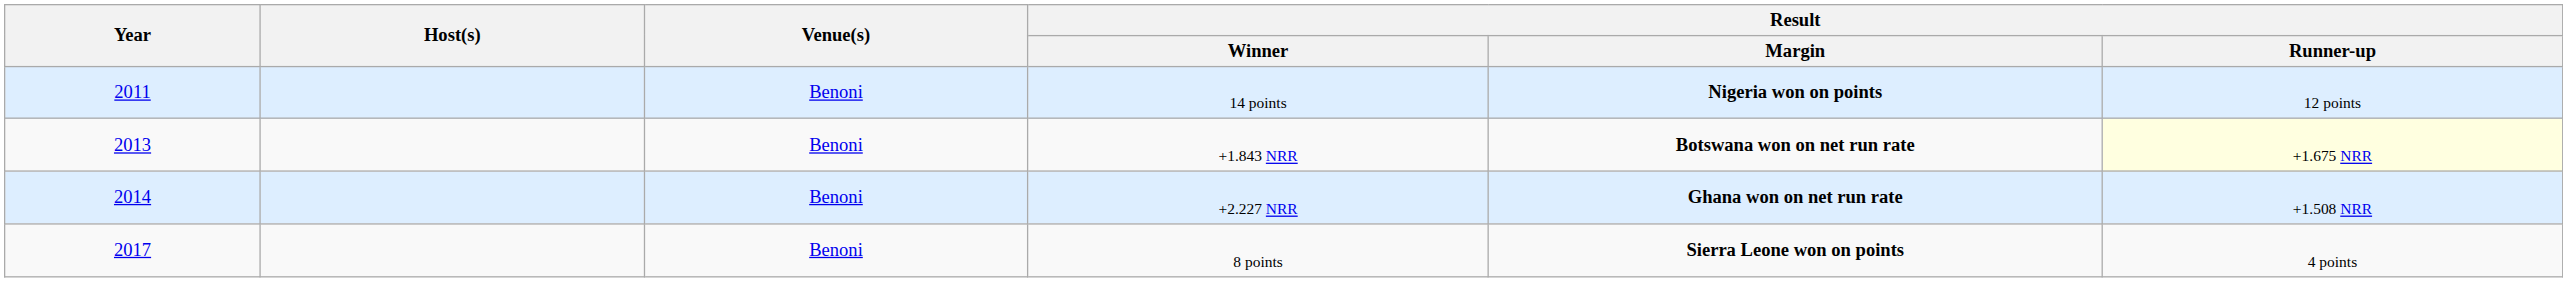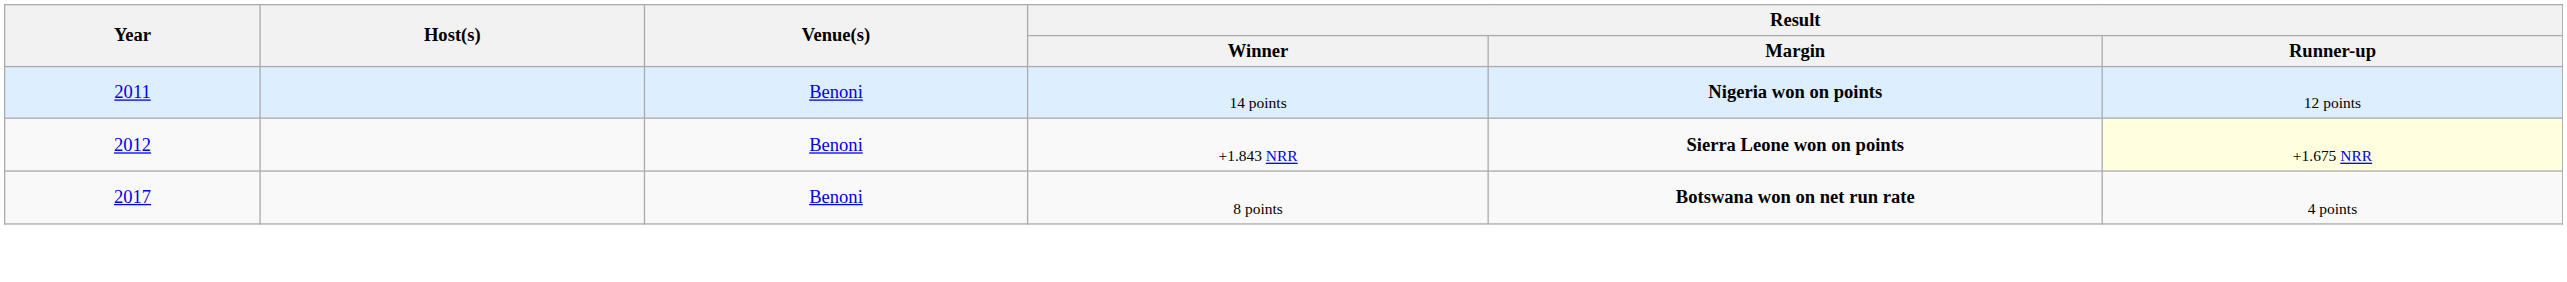(133, 145) 2013 -> (133, 145) 2012
(1795, 145) Botswana won on net run rate -> (1795, 145) Sierra Leone won on points
- row: (1258, 209)
(1795, 250) Sierra Leone won on points -> (1795, 197) Botswana won on net run rate
